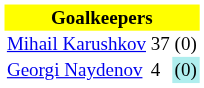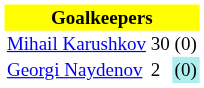(160, 43) 37 -> (160, 43) 30
(156, 69) 4 -> (156, 69) 2
